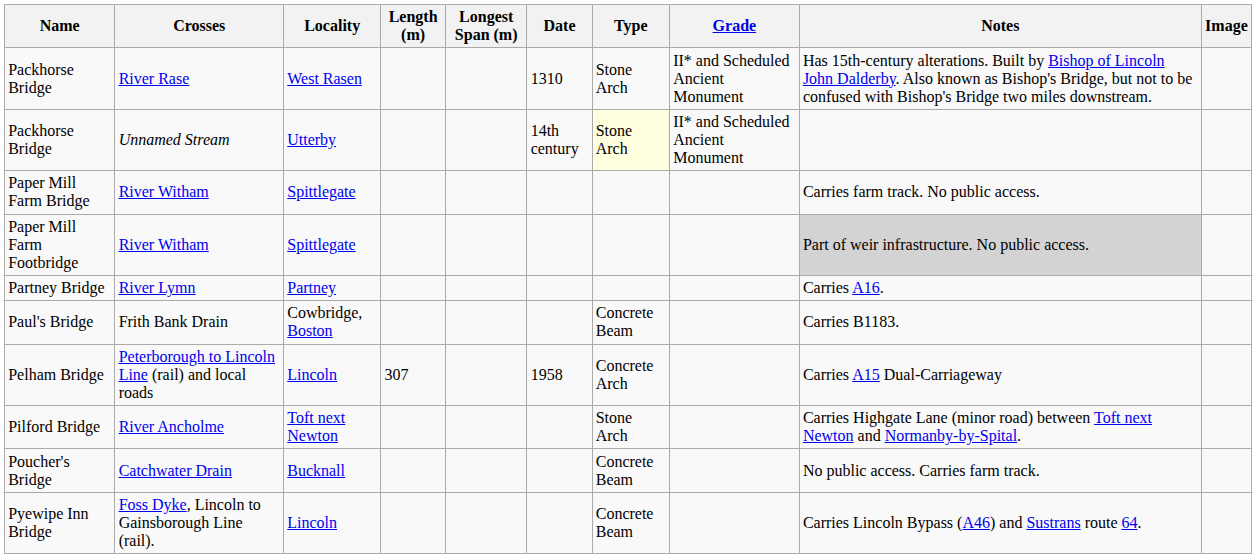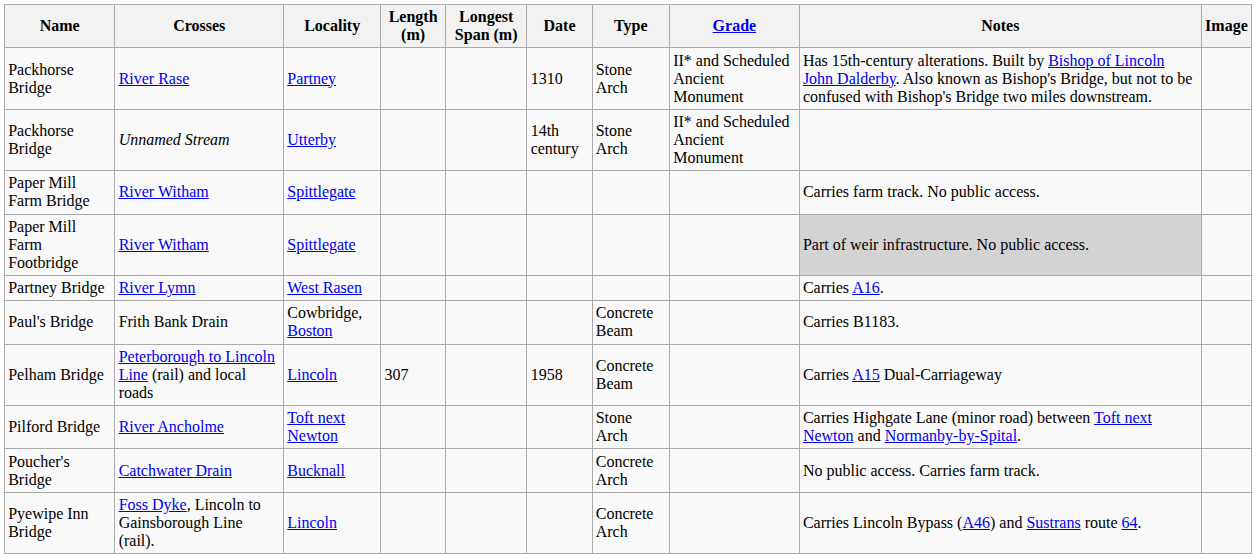(325, 78) West Rasen -> (312, 78) Partney
(614, 139) lightyellow background -> (614, 139) no background
(312, 288) Partney -> (325, 288) West Rasen
(625, 374) Concrete Arch -> (625, 374) Concrete Beam
(625, 470) Concrete Beam -> (625, 470) Concrete Arch
(625, 522) Concrete Beam -> (625, 522) Concrete Arch
